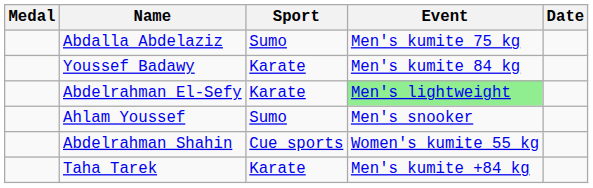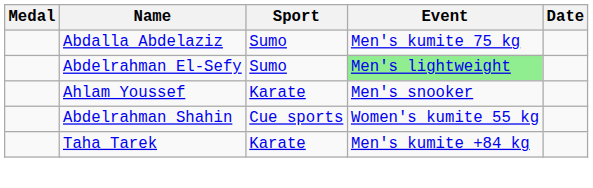- row: (129, 68)
(278, 94) Karate -> (268, 68) Sumo
(268, 119) Sumo -> (278, 94) Karate
